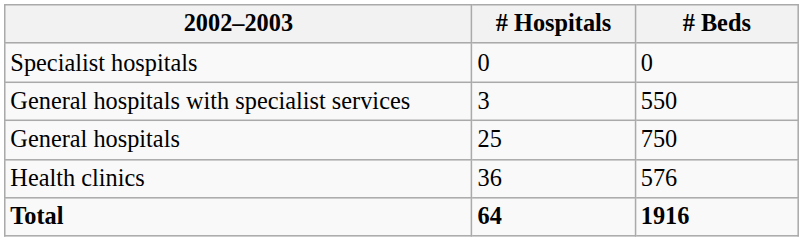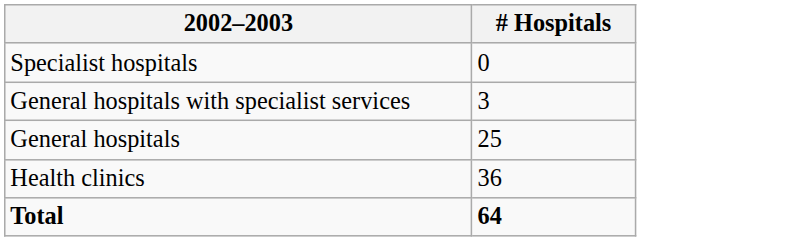- column: (717, 23)
